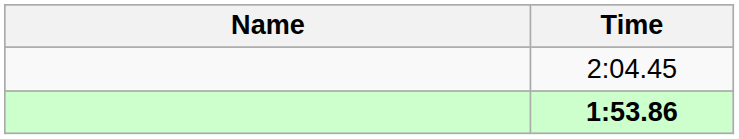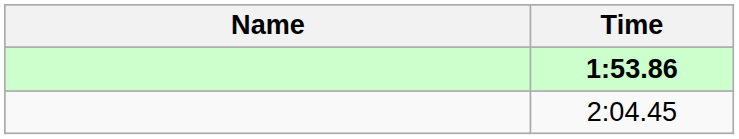rows swapped: (632, 111) <-> (632, 68)
